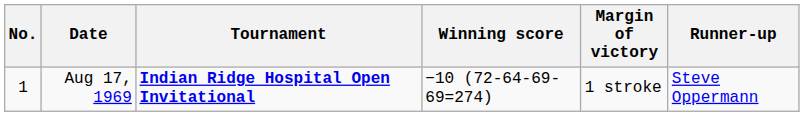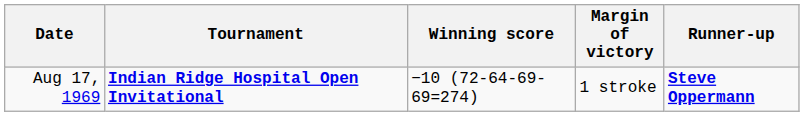- column: (23, 36)
(715, 89) normal -> (711, 89) bold
